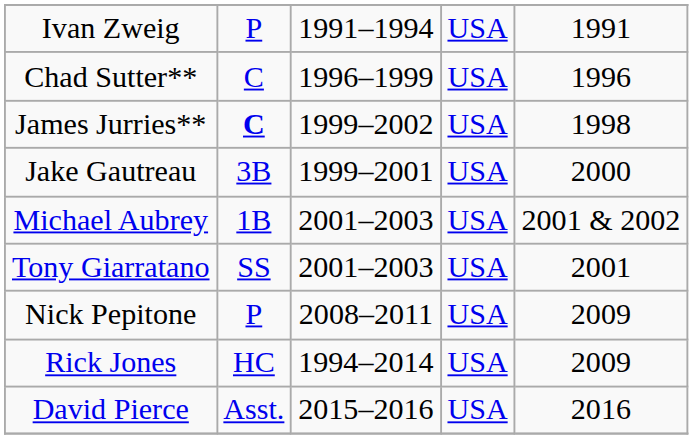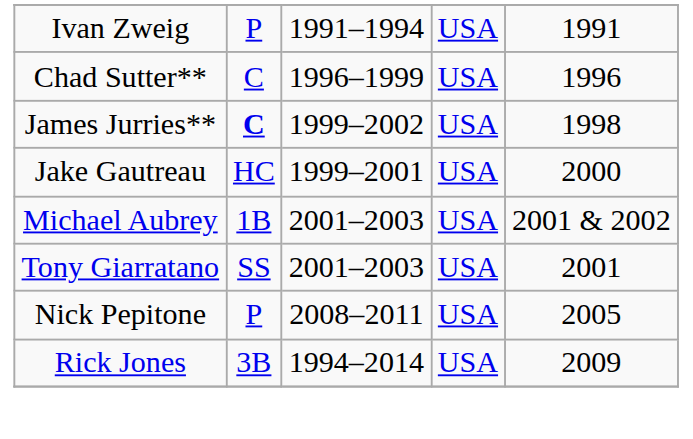(254, 171) 3B -> (254, 171) HC
(601, 314) 2009 -> (591, 314) 2005
(254, 362) HC -> (254, 362) 3B
- row: (111, 409)
